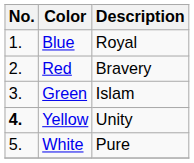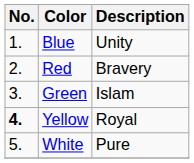(116, 42) Royal -> (114, 42) Unity
(114, 119) Unity -> (116, 119) Royal
